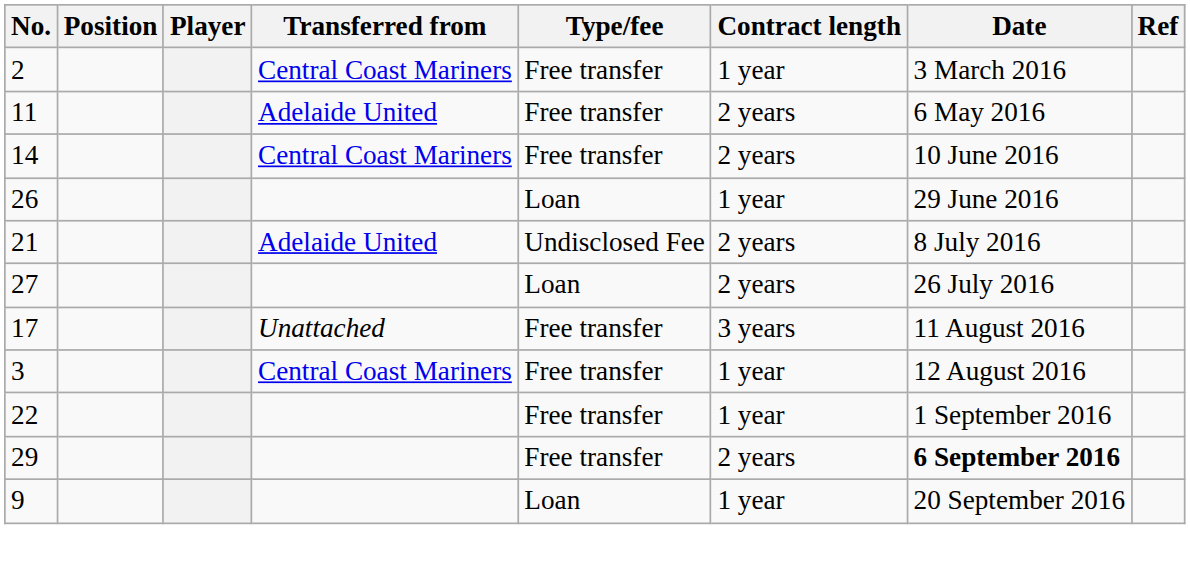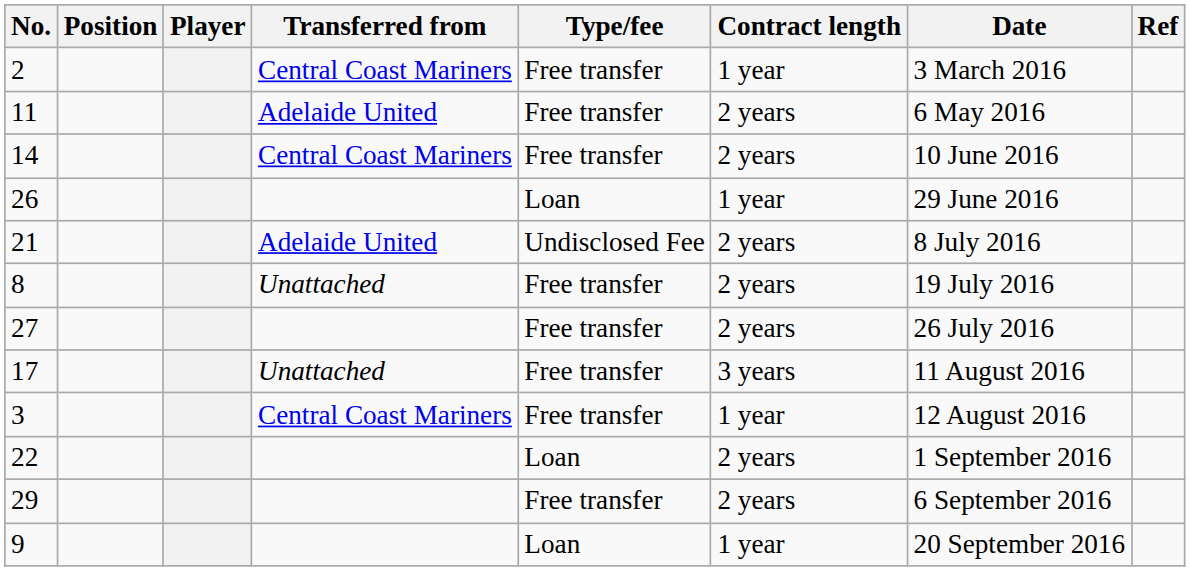+ row: (18, 284)
(552, 284) Loan -> (593, 328) Free transfer
(593, 414) Free transfer -> (552, 457) Loan
(751, 414) 1 year -> (756, 457) 2 years
(1017, 457) bold -> (1013, 500) normal
